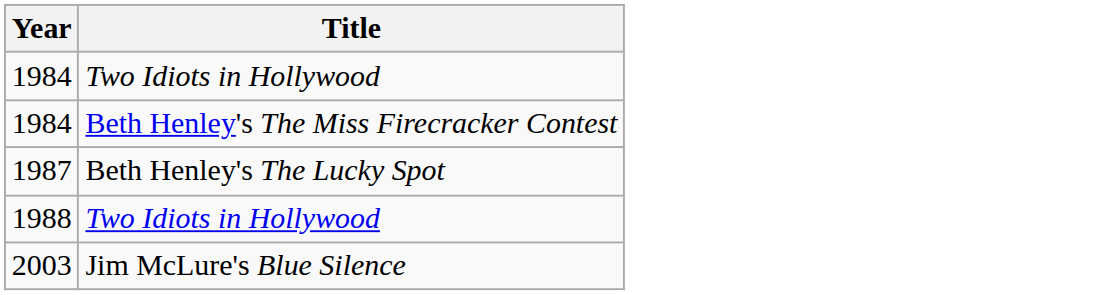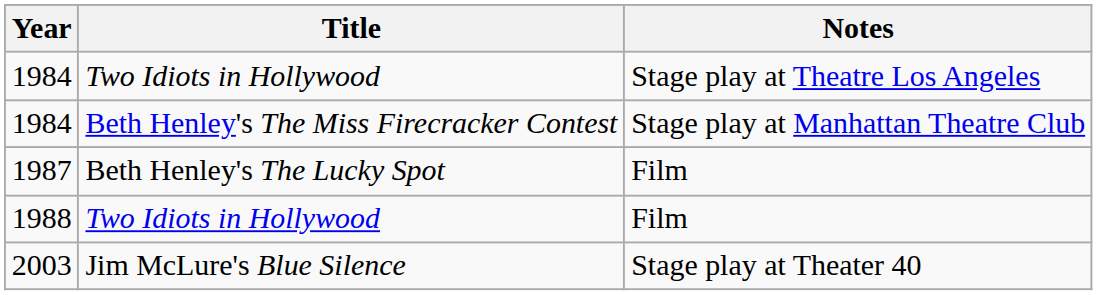+ column: (858, 28)
